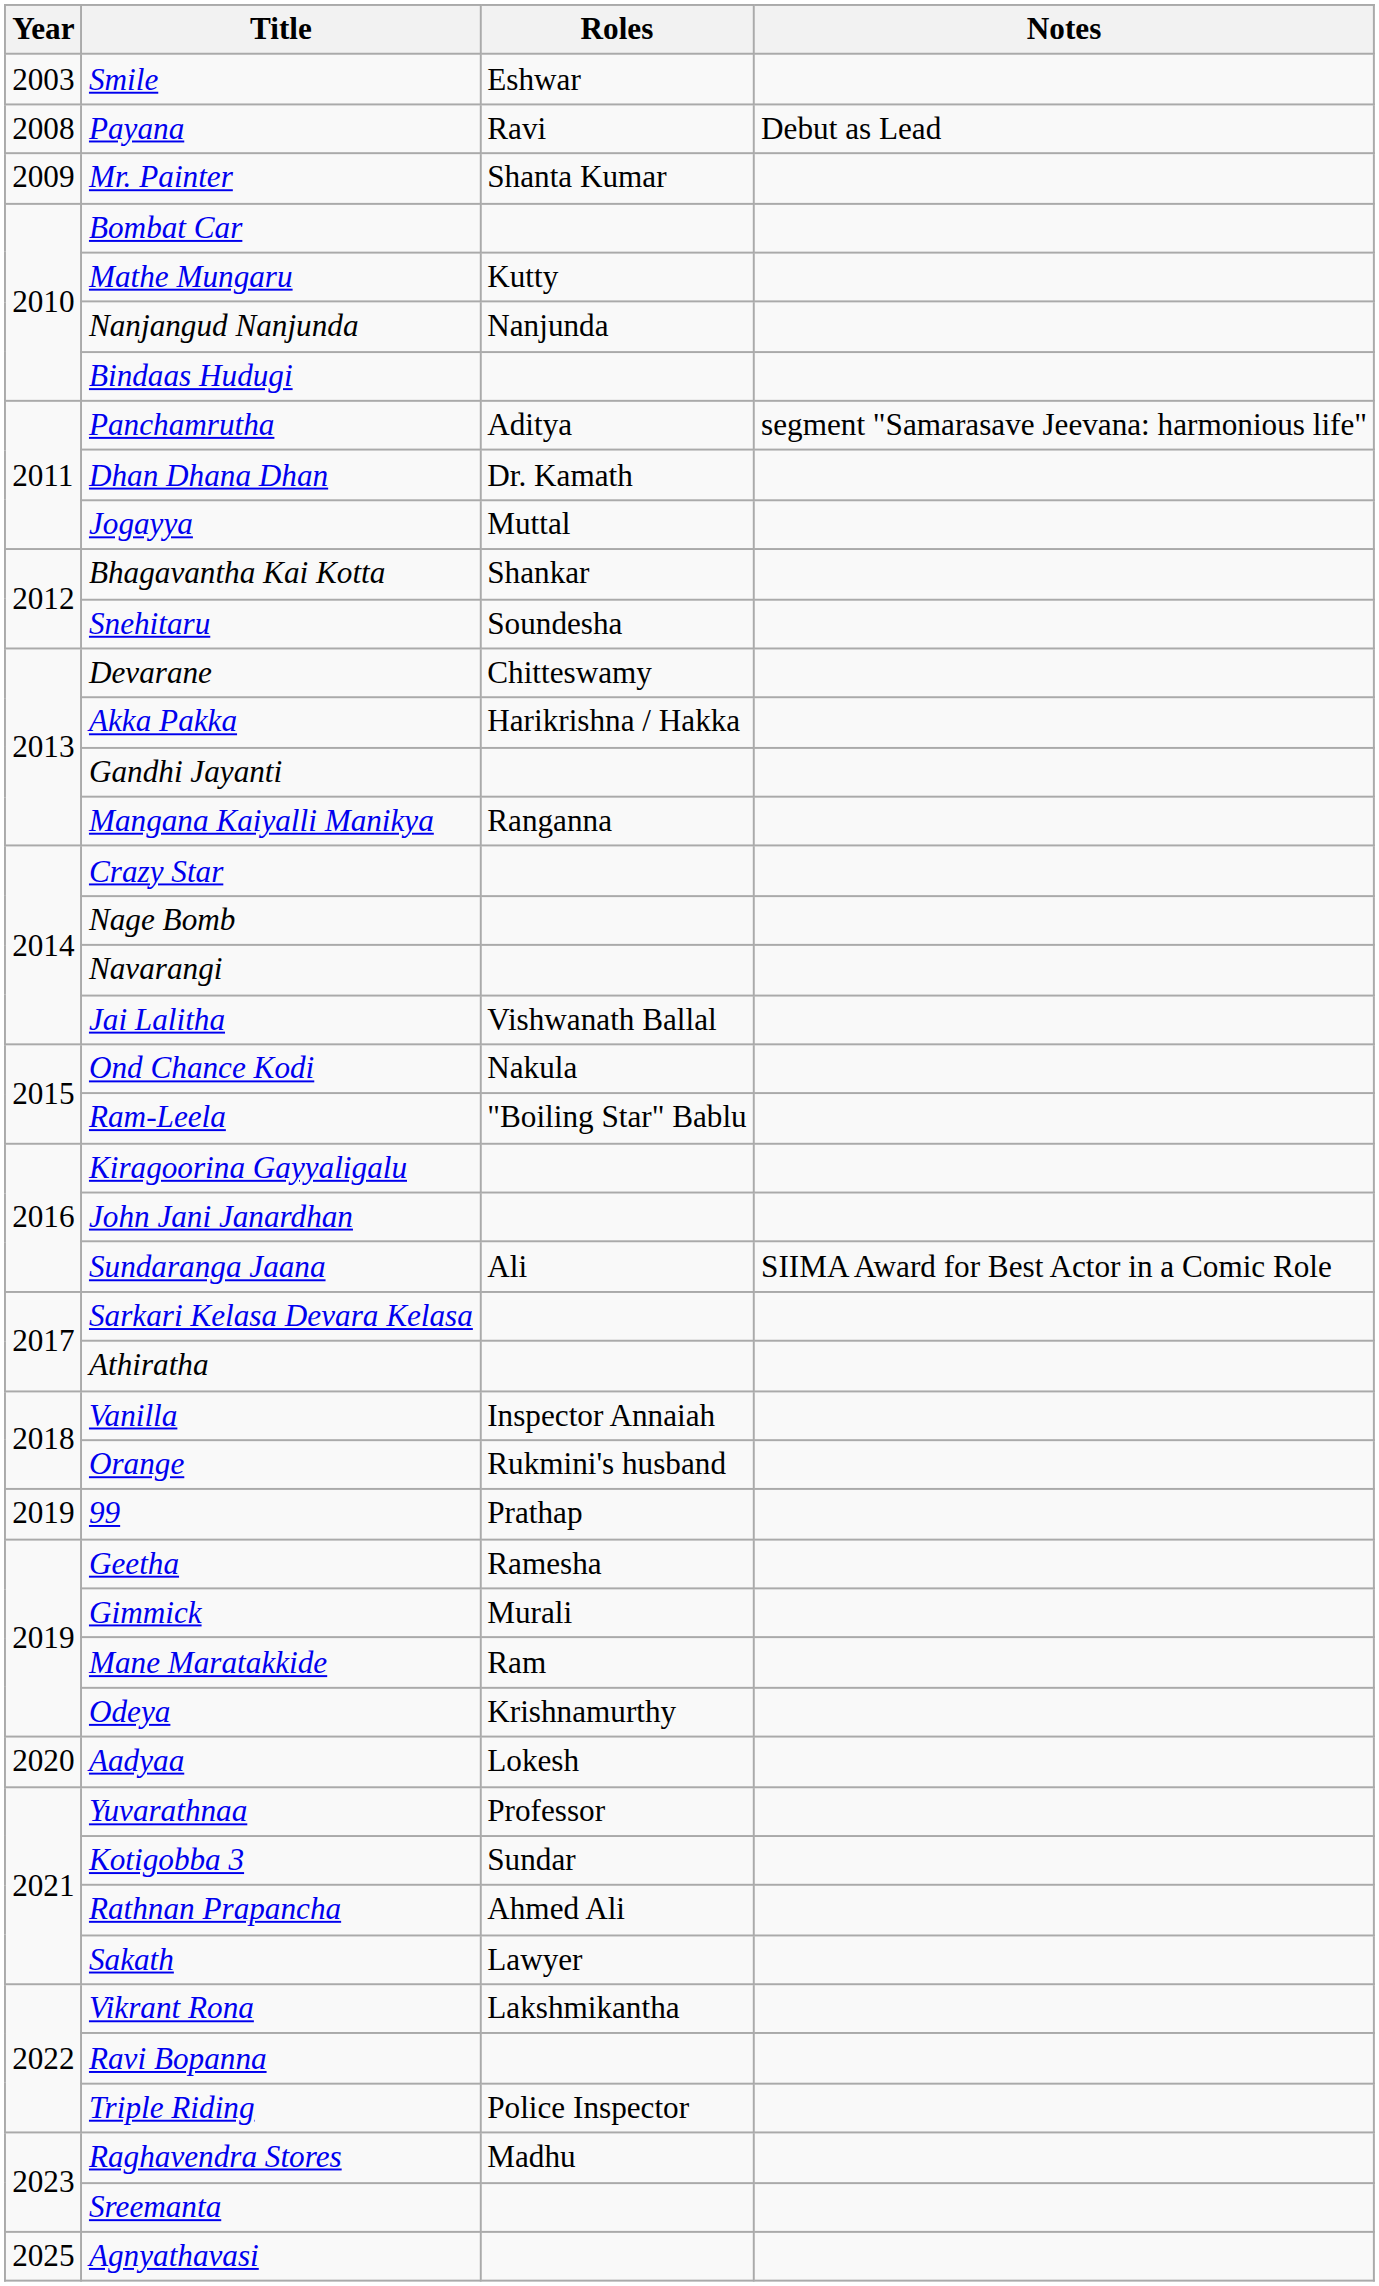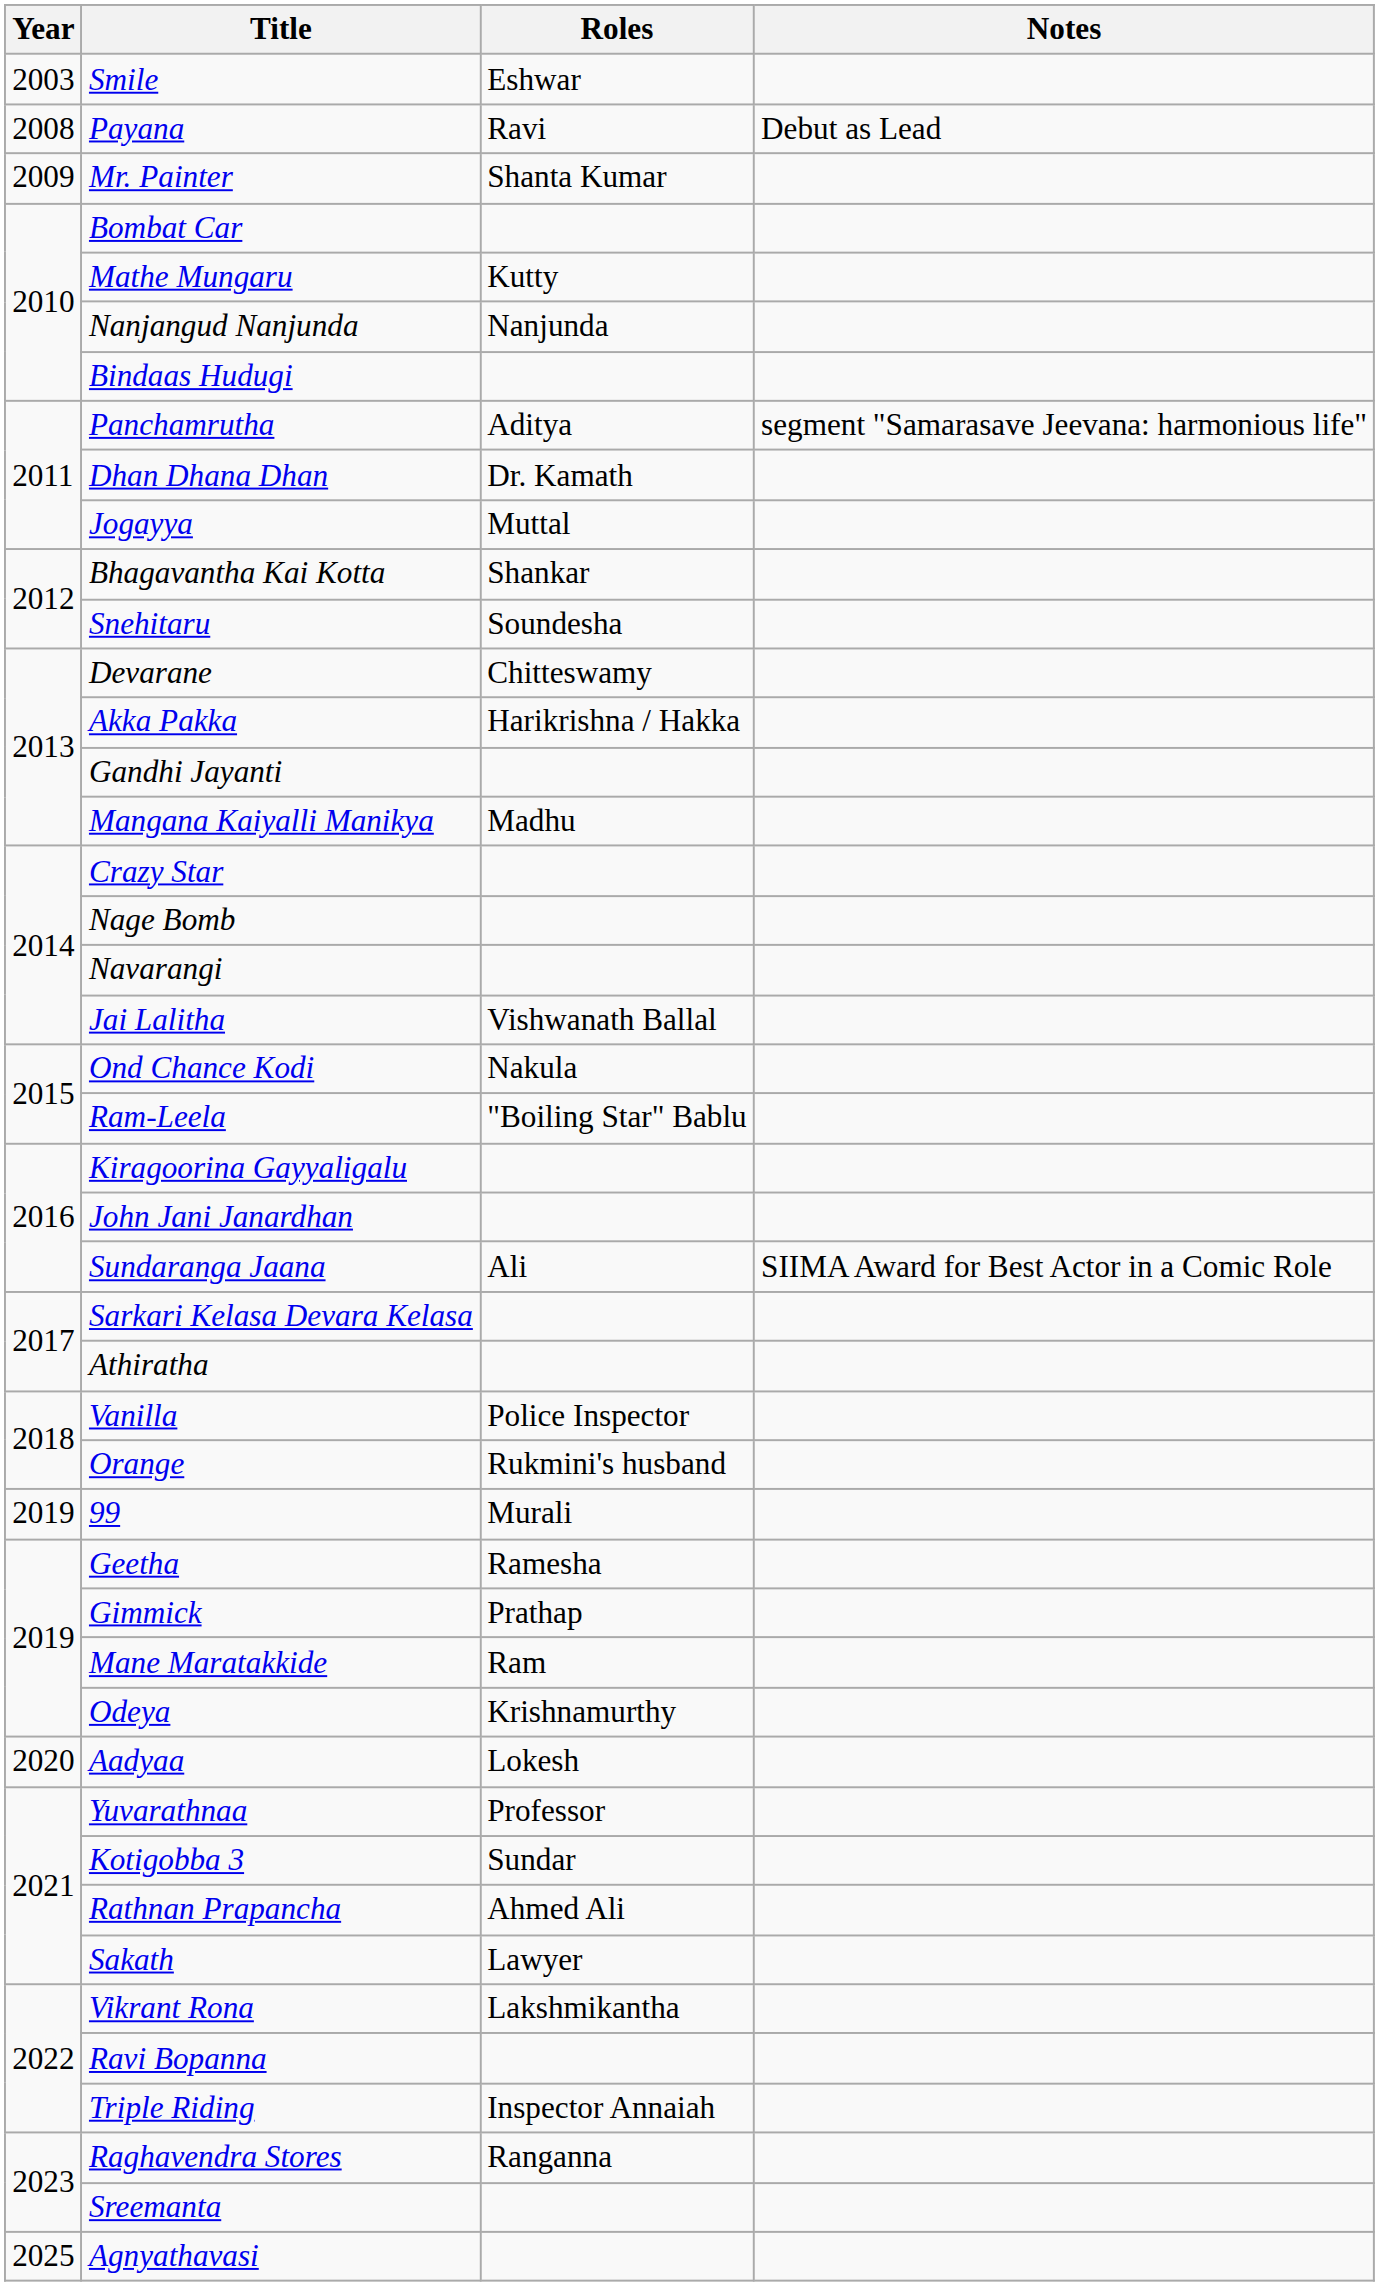(550, 820) Ranganna -> (531, 820) Madhu
(601, 1414) Inspector Annaiah -> (588, 1414) Police Inspector
(535, 1513) Prathap -> (530, 1513) Murali
(530, 1612) Murali -> (535, 1612) Prathap
(588, 2107) Police Inspector -> (601, 2107) Inspector Annaiah
(531, 2156) Madhu -> (550, 2156) Ranganna
